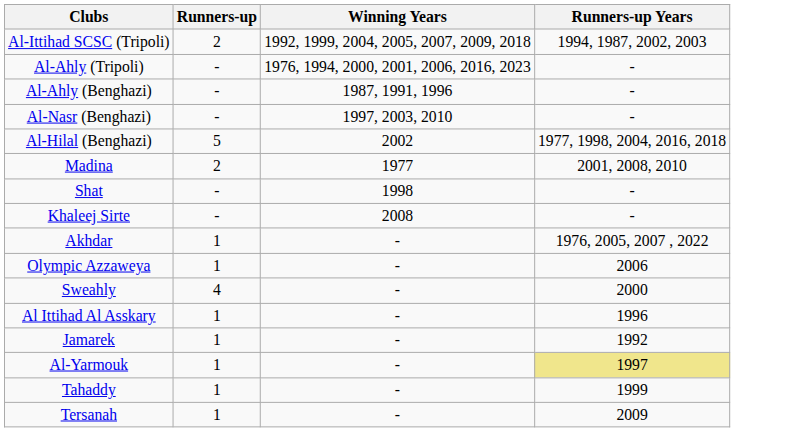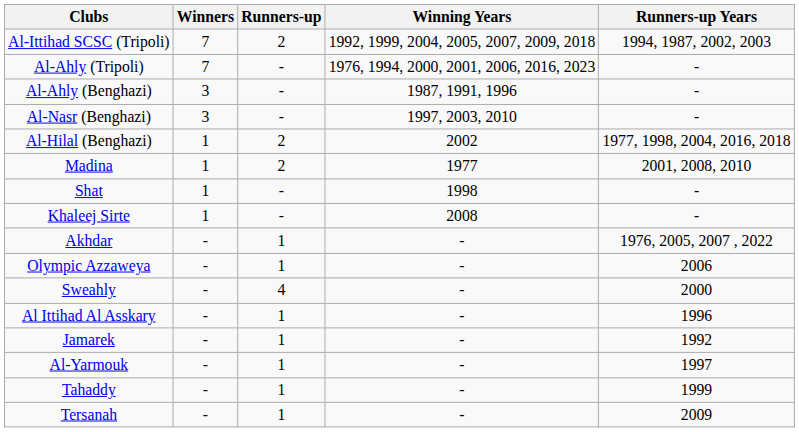+ column: (205, 16)
(217, 141) 5 -> (281, 141) 2
(632, 365) khaki background -> (697, 365) no background
